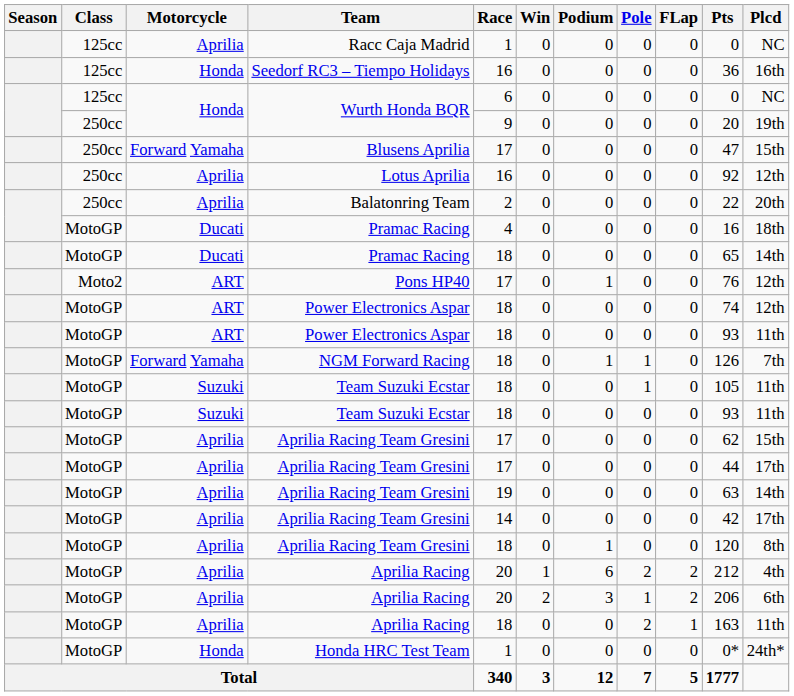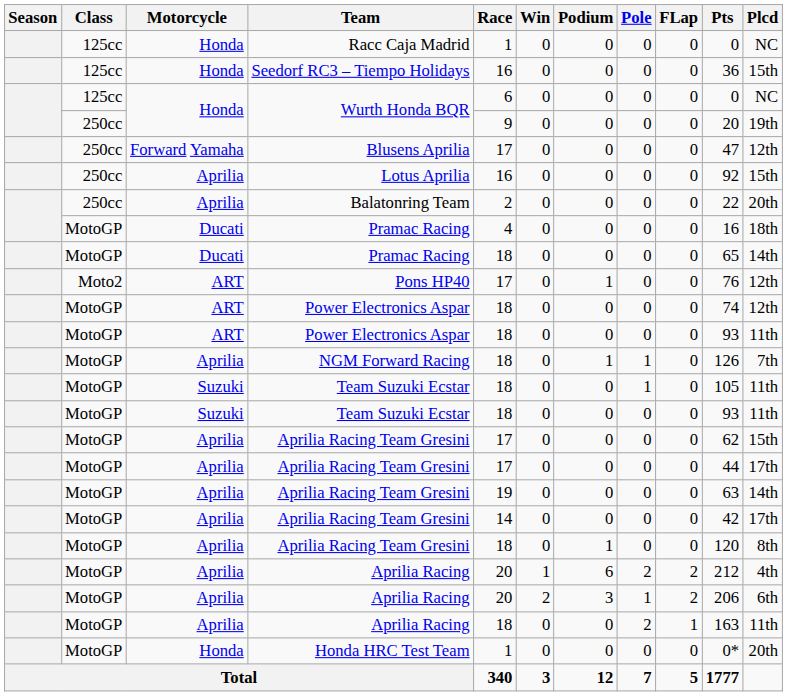(220, 44) Aprilia -> (222, 44) Honda
(770, 70) 16th -> (763, 70) 15th
(770, 149) 15th -> (763, 149) 12th
(770, 176) 12th -> (763, 176) 15th
(187, 360) Forward Yamaha -> (220, 360) Aprilia
(766, 651) 24th* -> (763, 651) 20th
